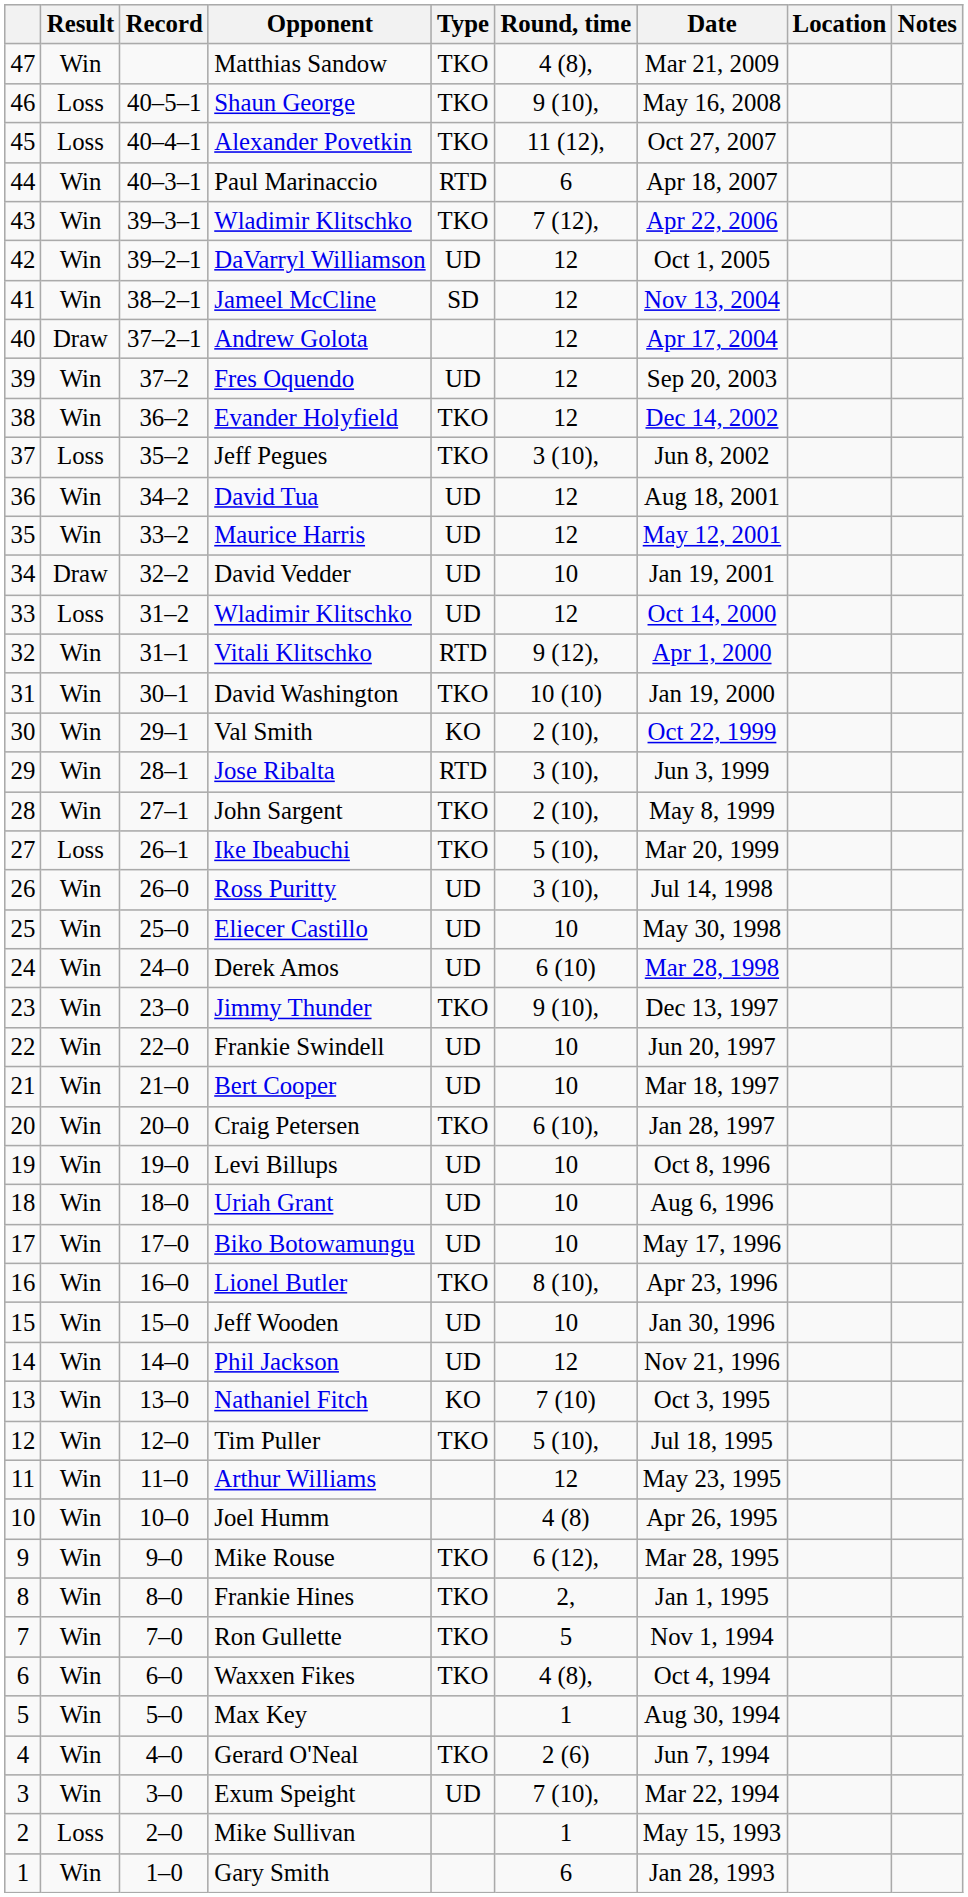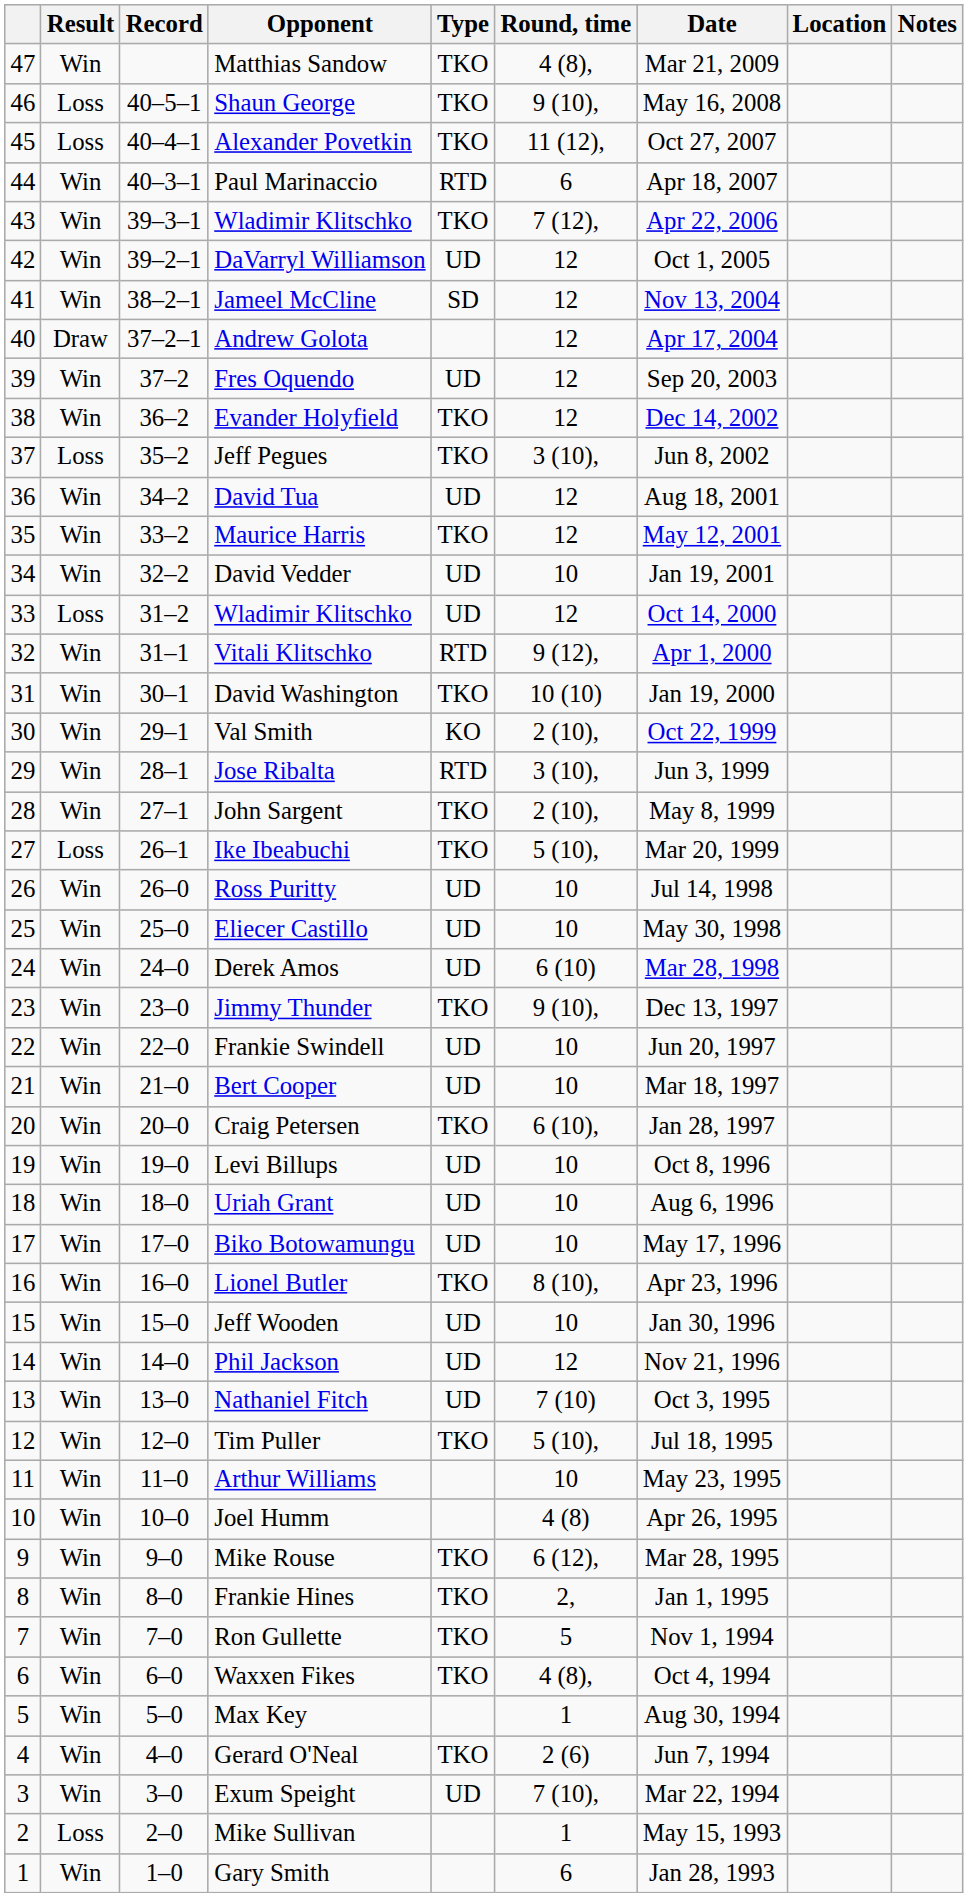(463, 535) UD -> (463, 535) TKO
(80, 574) Draw -> (80, 574) Win
(566, 889) 3 (10), -> (566, 889) 10
(463, 1400) KO -> (463, 1400) UD
(566, 1479) 12 -> (566, 1479) 10
